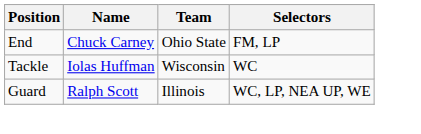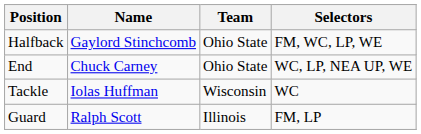+ row: (36, 42)
(257, 42) FM, LP -> (343, 67) WC, LP, NEA UP, WE
(302, 92) WC, LP, NEA UP, WE -> (298, 117) FM, LP
